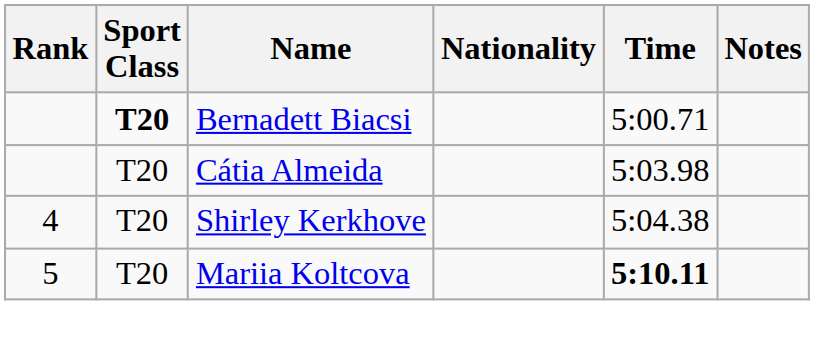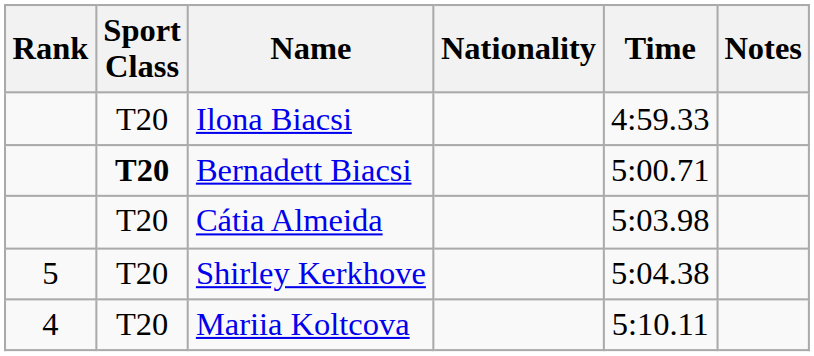+ row: (274, 118)
(50, 221) 4 -> (50, 272) 5
(50, 272) 5 -> (50, 324) 4
(660, 272) bold -> (660, 324) normal
